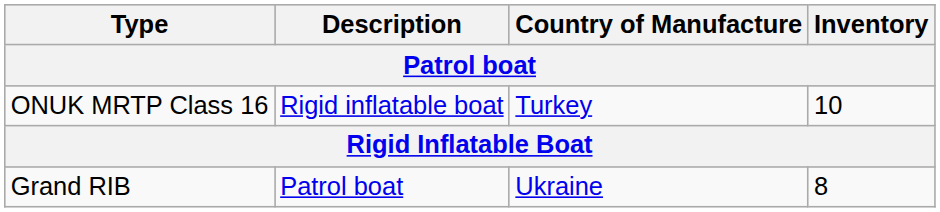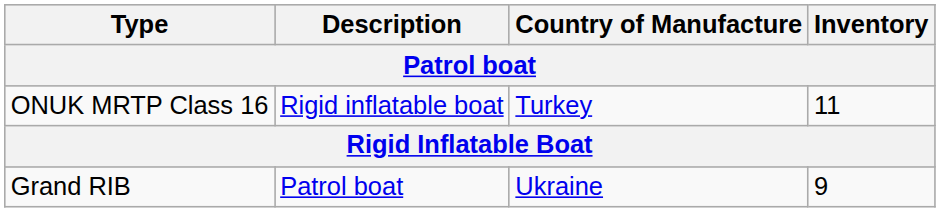(828, 105) 10 -> (827, 105) 11
(821, 186) 8 -> (821, 186) 9
